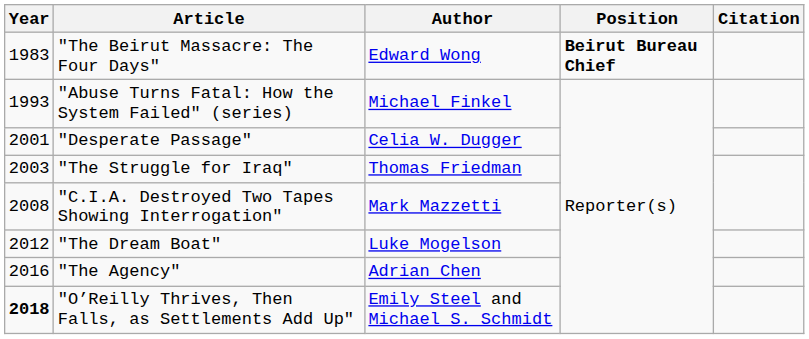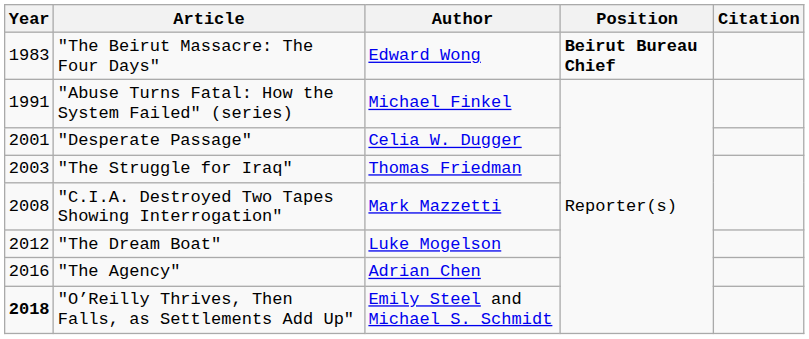(29, 104) 1993 -> (29, 104) 1991
